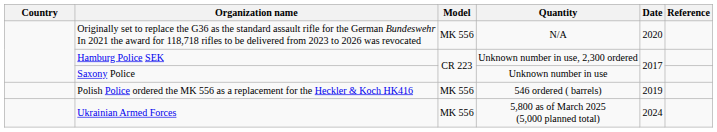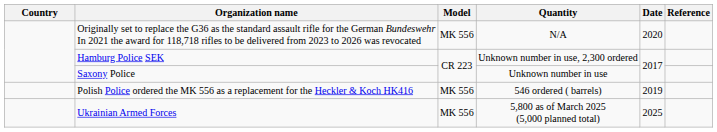(653, 113) 2024 -> (653, 113) 2025
